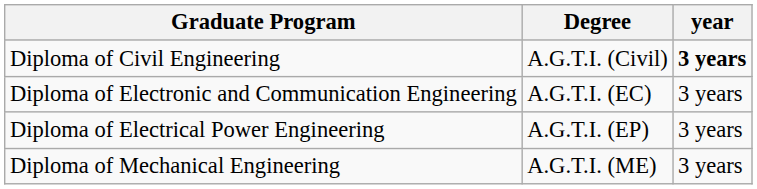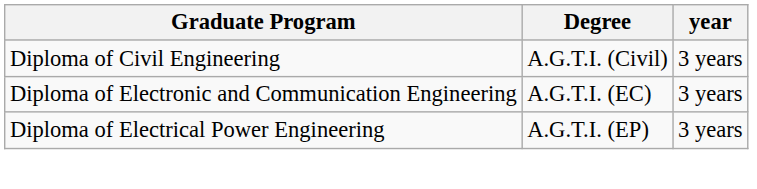(712, 58) bold -> (710, 58) normal
- row: (175, 165)
